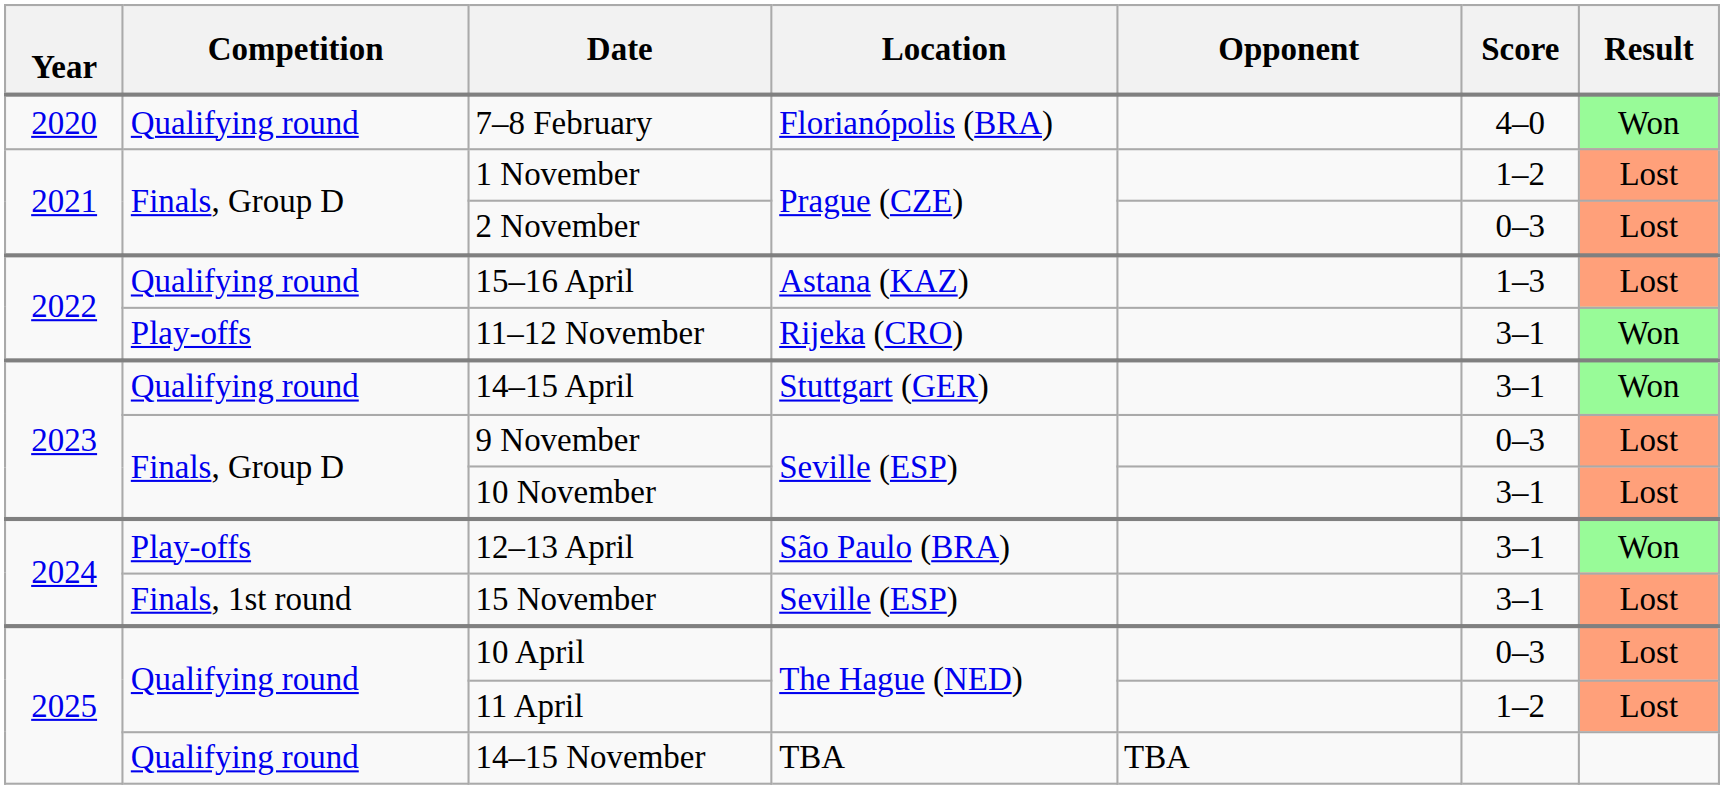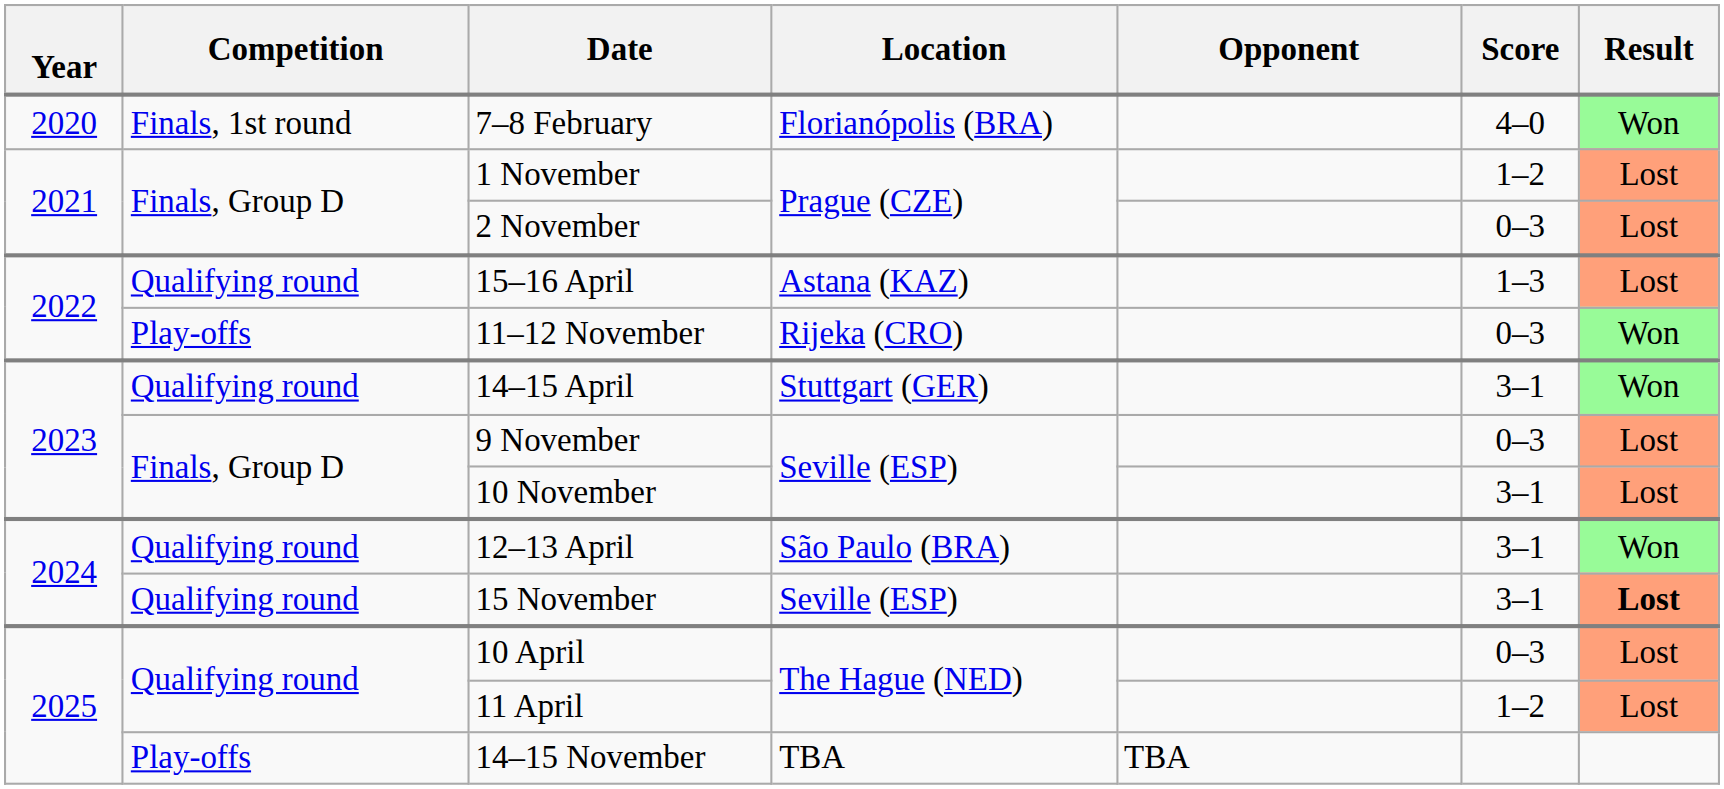(245, 122) Qualifying round -> (241, 122) Finals, 1st round
(1520, 333) 3–1 -> (1520, 333) 0–3
(191, 546) Play-offs -> (245, 546) Qualifying round
(241, 598) Finals, 1st round -> (245, 598) Qualifying round
(1649, 598) normal -> (1649, 598) bold
(245, 757) Qualifying round -> (191, 757) Play-offs
